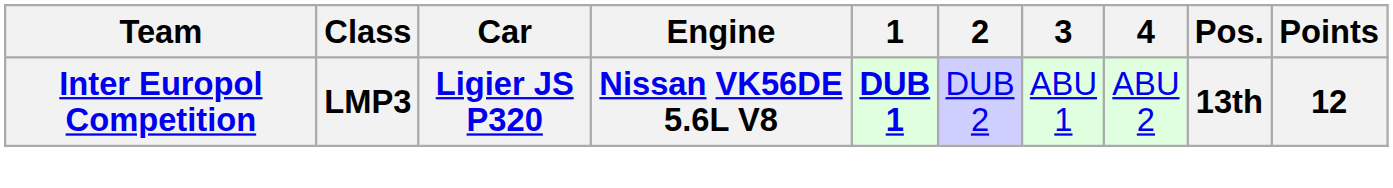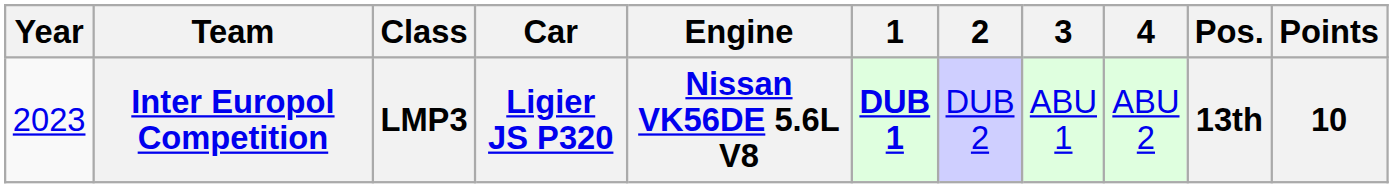+ column: (49, 31)
(1329, 101) 12 -> (1329, 119) 10
